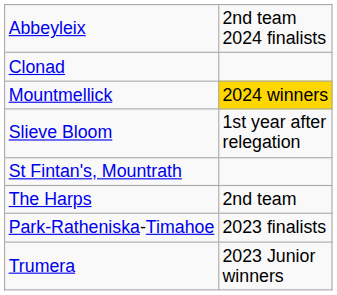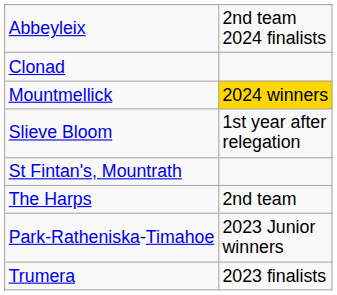(274, 227) 2023 finalists -> (269, 237) 2023 Junior winners
(269, 265) 2023 Junior winners -> (274, 275) 2023 finalists
